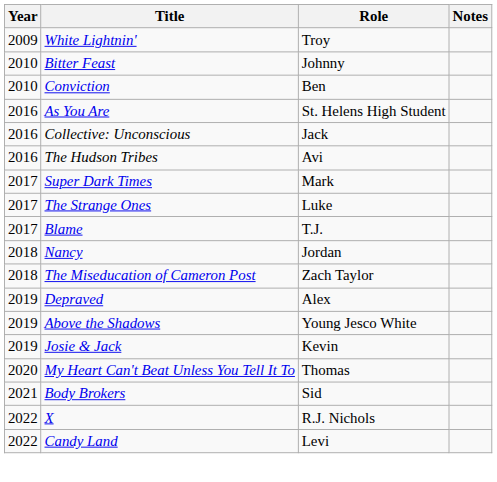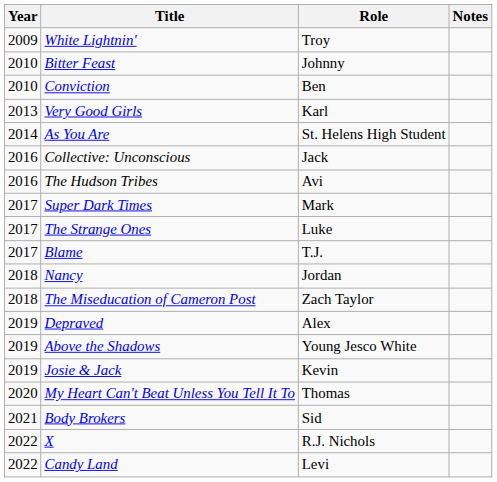+ row: (93, 110)
(23, 110) 2016 -> (23, 134) 2014
